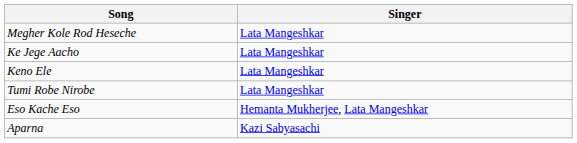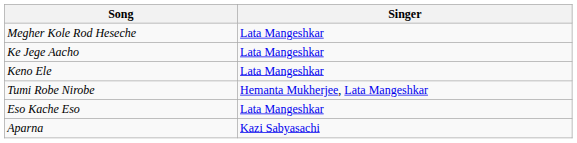(282, 90) Lata Mangeshkar -> (334, 90) Hemanta Mukherjee, Lata Mangeshkar
(334, 109) Hemanta Mukherjee, Lata Mangeshkar -> (282, 109) Lata Mangeshkar
